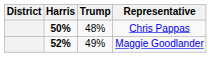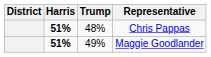(61, 28) 50% -> (61, 28) 51%
(61, 44) 52% -> (61, 44) 51%
